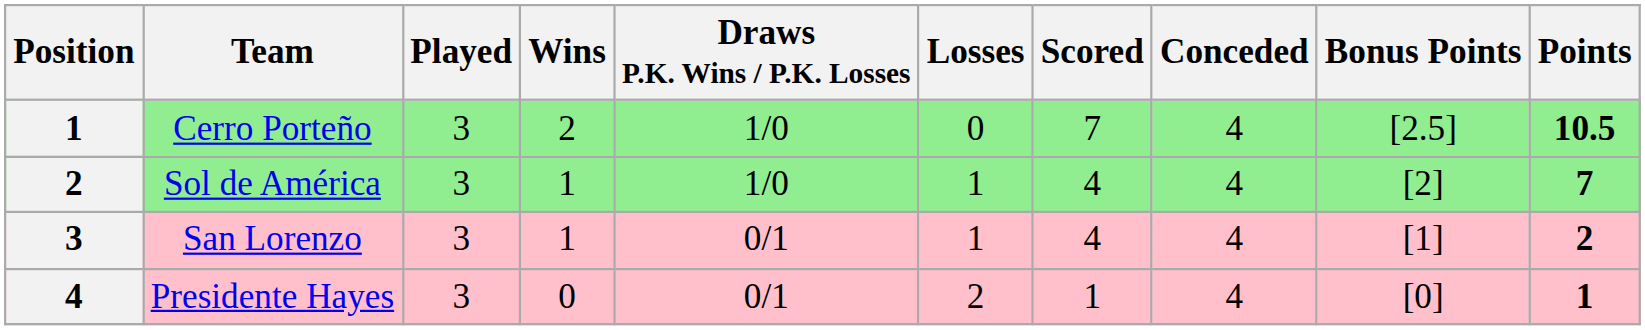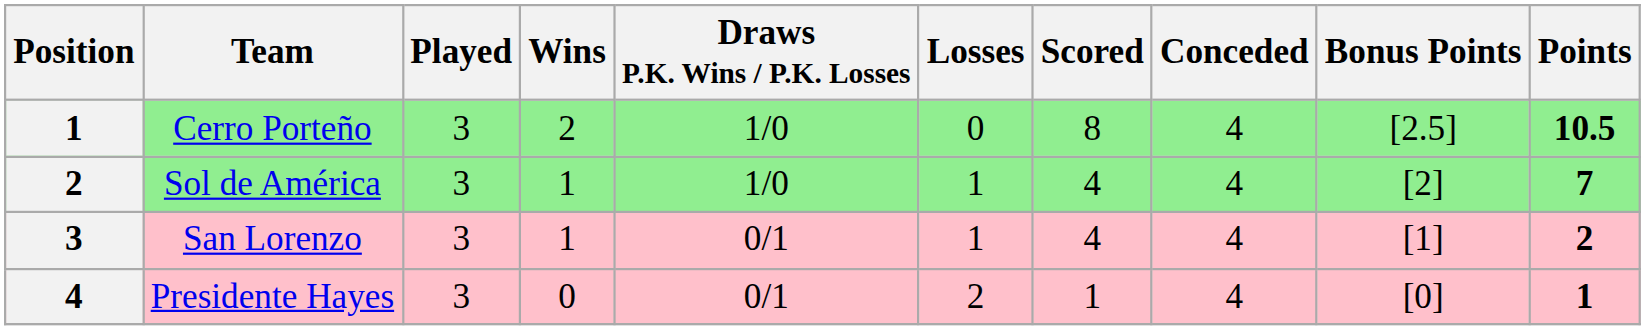(1092, 127) 7 -> (1092, 127) 8
